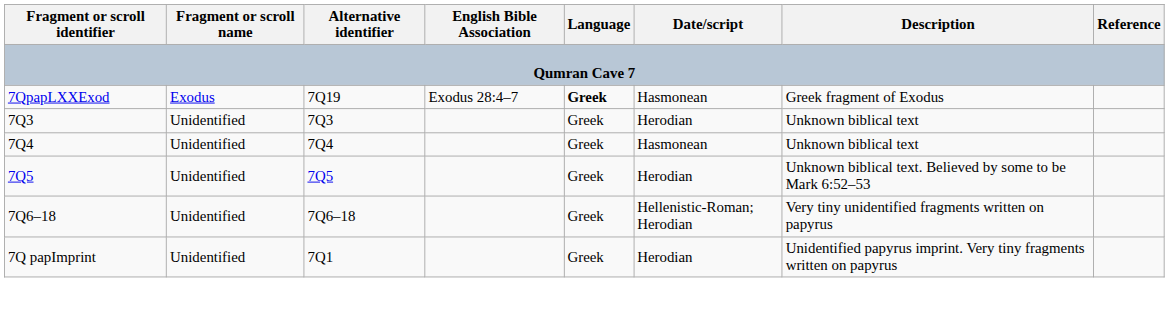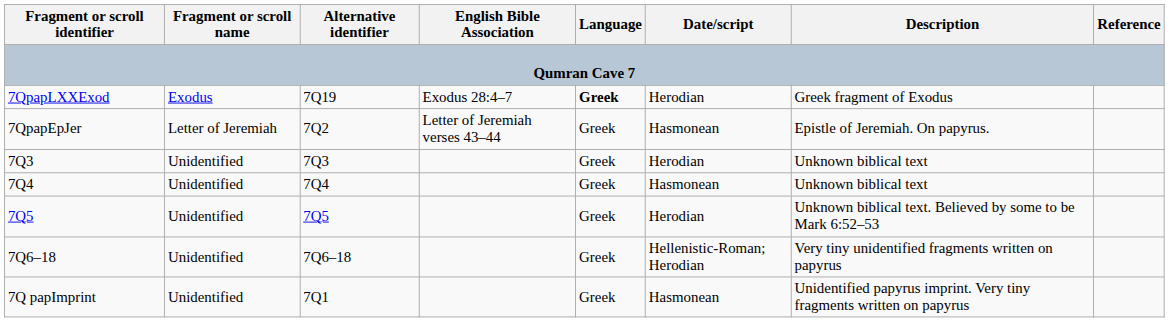(672, 96) Hasmonean -> (677, 96) Herodian
+ row: (45, 128)
(665, 256) Herodian -> (684, 297) Hasmonean
